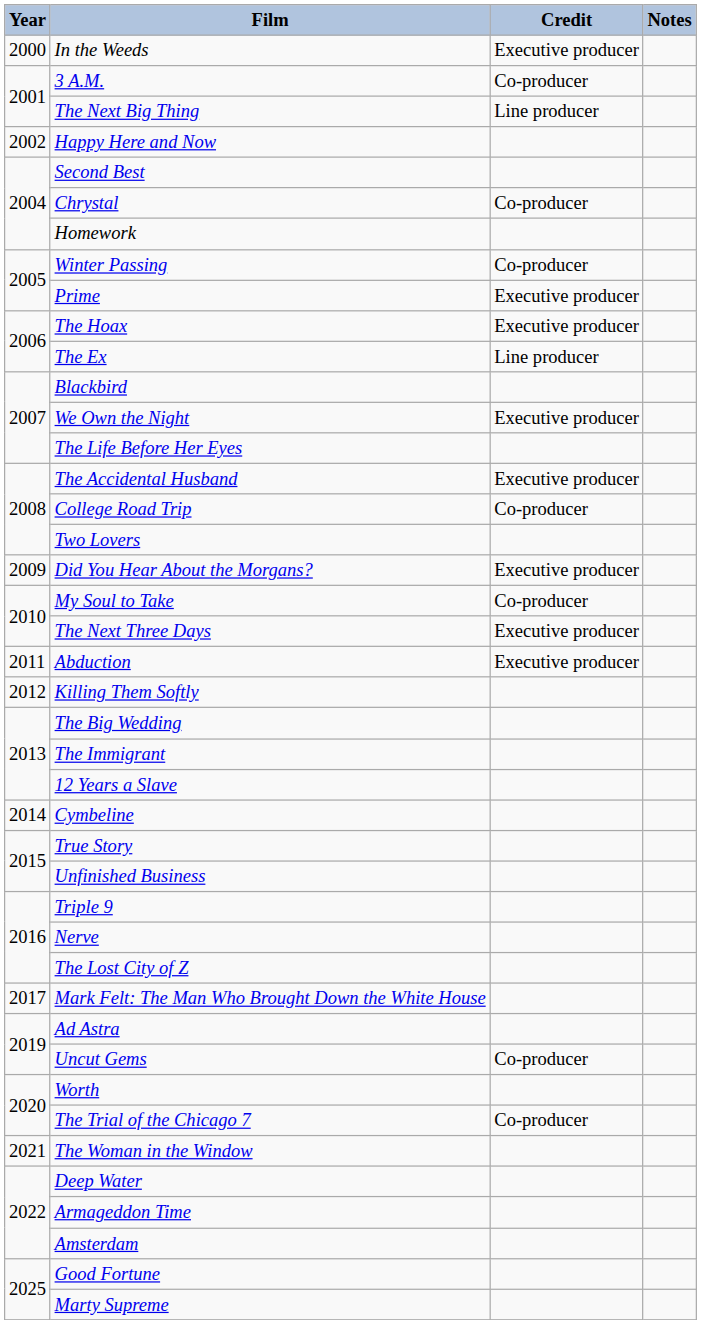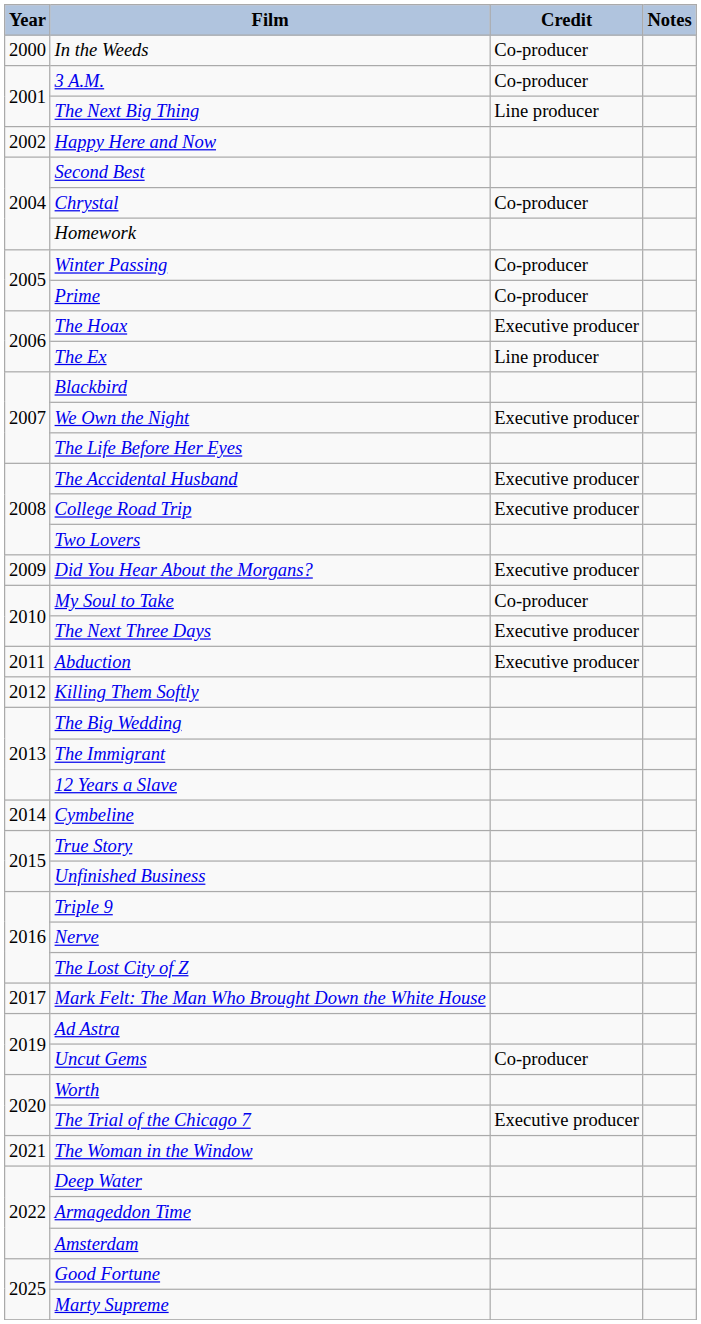(567, 50) Executive producer -> (541, 50) Co-producer
(567, 295) Executive producer -> (541, 295) Co-producer
(541, 509) Co-producer -> (567, 509) Executive producer
(541, 1120) Co-producer -> (567, 1120) Executive producer
